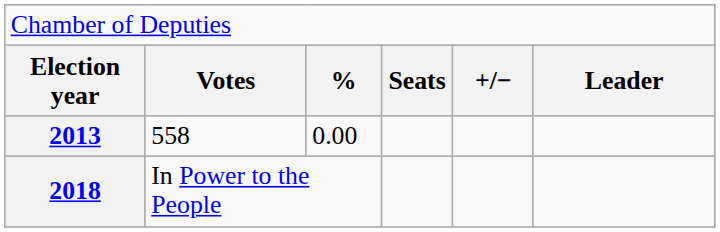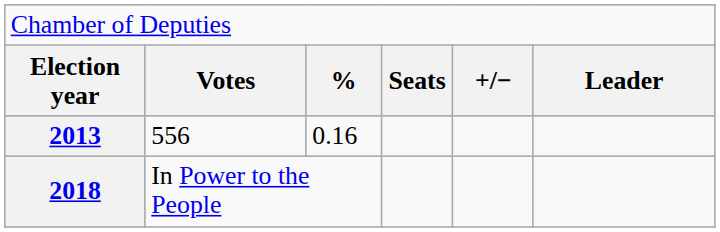(171, 135) 558 -> (171, 135) 556
(335, 135) 0.00 -> (335, 135) 0.16
